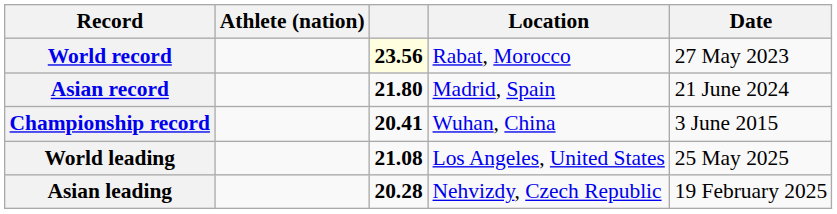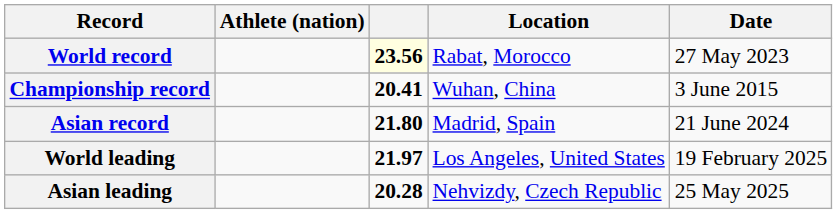rows swapped: (110, 89) <-> (110, 123)
(399, 157) 21.08 -> (399, 157) 21.97
(732, 157) 25 May 2025 -> (751, 157) 19 February 2025
(751, 191) 19 February 2025 -> (732, 191) 25 May 2025
